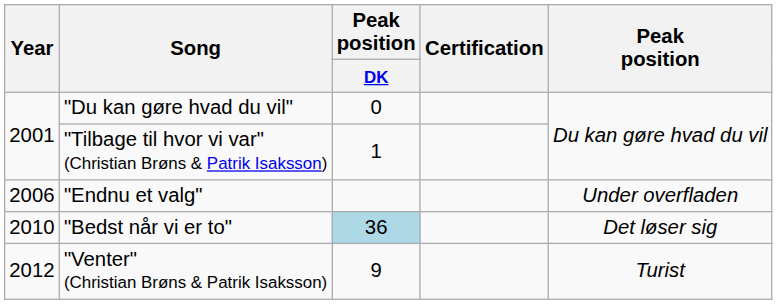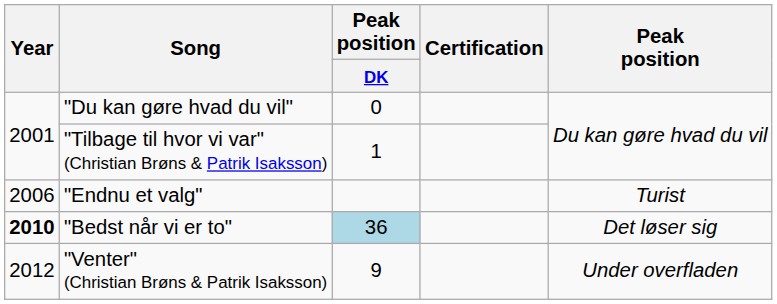(660, 195) Under overfladen -> (660, 195) Turist
(32, 227) normal -> (32, 227) bold
(660, 271) Turist -> (660, 271) Under overfladen
